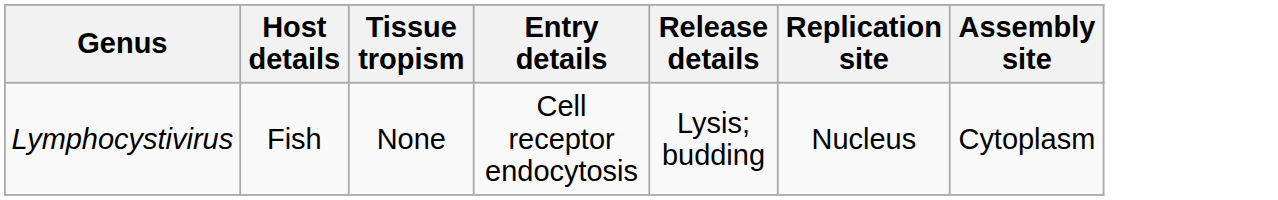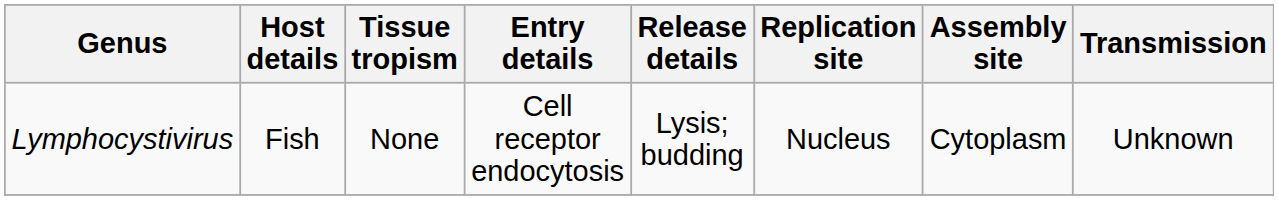+ column: (1173, 43)
